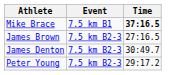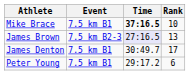+ column: (173, 11)
(142, 37) no background -> (142, 37) lavender background
(95, 50) 7.5 km B2-3 -> (90, 50) 7.5 km B1
(95, 63) 7.5 km B2-3 -> (90, 63) 7.5 km B1
